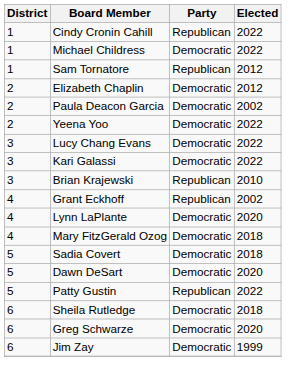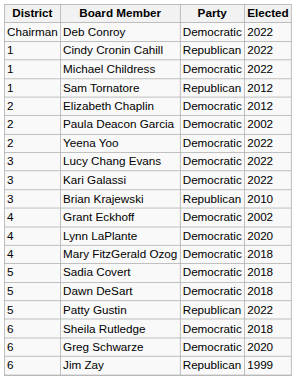+ row: (94, 32)
(202, 198) Republican -> (212, 217) Democratic
(250, 273) 2020 -> (260, 291) 2018
(202, 347) Democratic -> (212, 365) Republican
